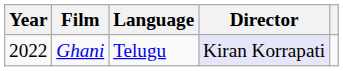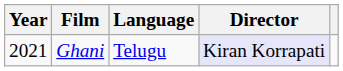(28, 50) 2022 -> (28, 50) 2021
